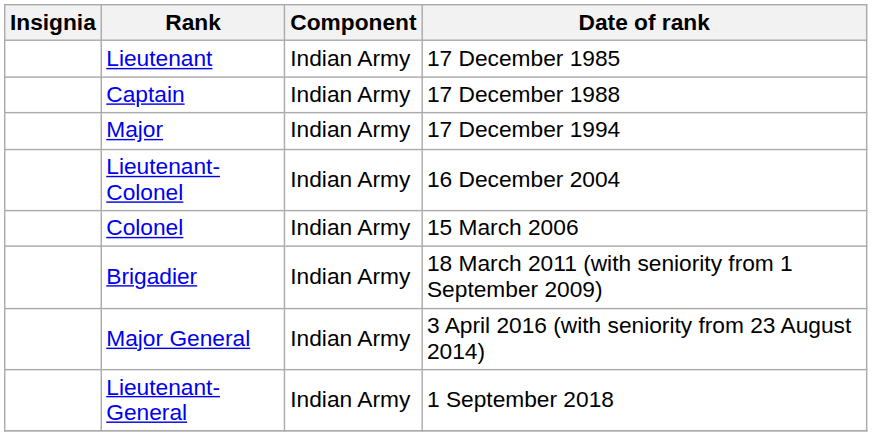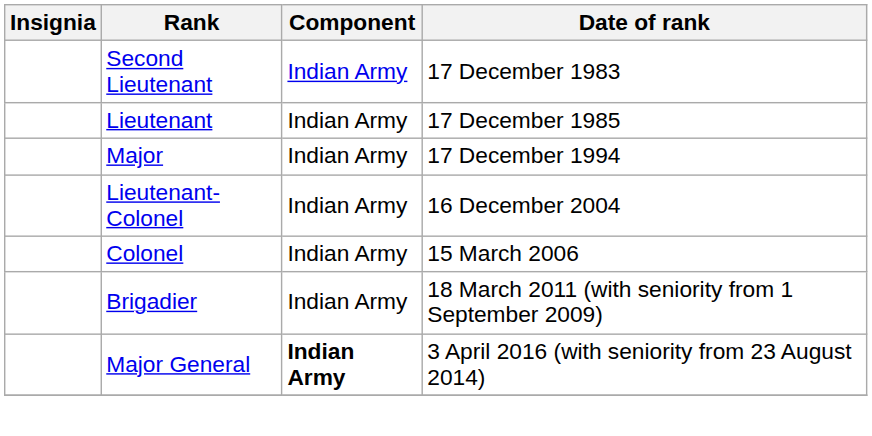+ row: (159, 71)
- row: (145, 94)
(350, 338) normal -> (321, 364) bold
- row: (163, 400)
